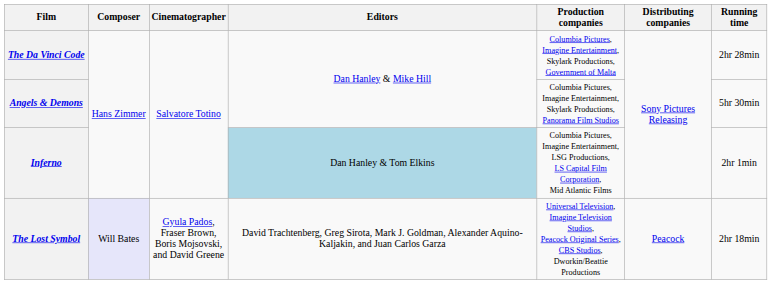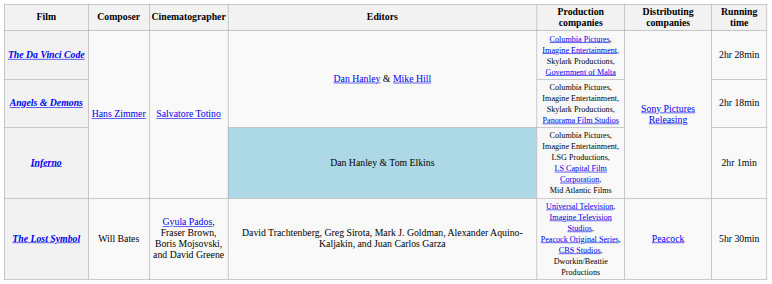(739, 103) 5hr 30min -> (739, 103) 2hr 18min
(119, 238) lavender background -> (119, 238) no background
(739, 238) 2hr 18min -> (739, 238) 5hr 30min
